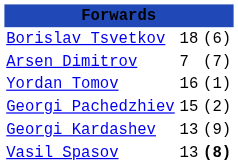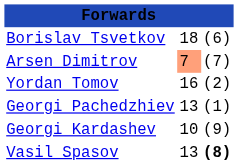(184, 61) no background -> (184, 61) lightsalmon background
(217, 84) (1) -> (217, 84) (2)
(189, 106) 15 -> (189, 106) 13
(217, 106) (2) -> (217, 106) (1)
(189, 129) 13 -> (189, 129) 10
